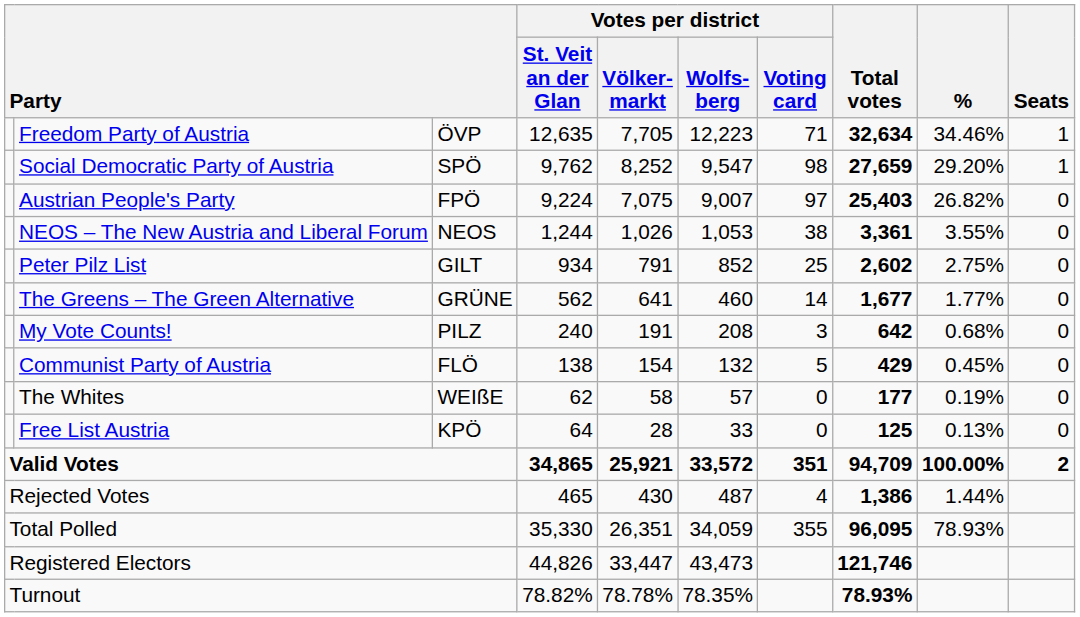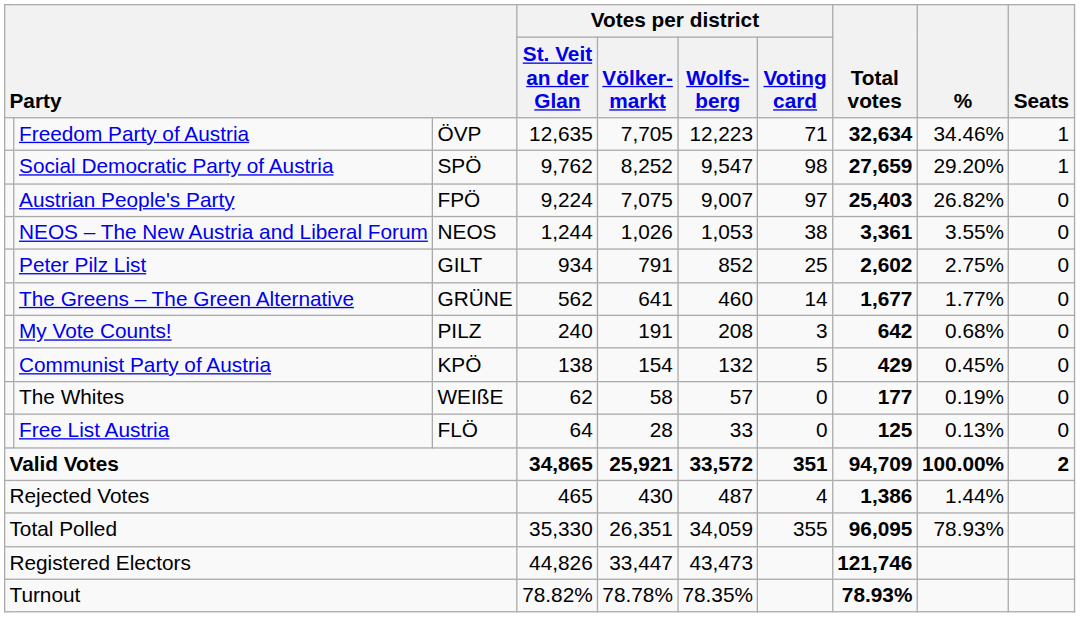(458, 364) FLÖ -> (459, 364) KPÖ
(459, 430) KPÖ -> (458, 430) FLÖ
